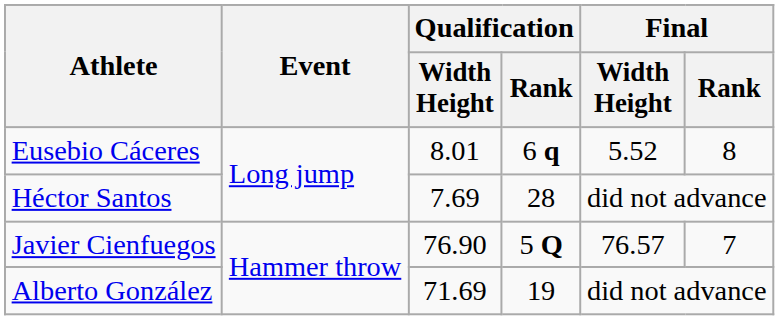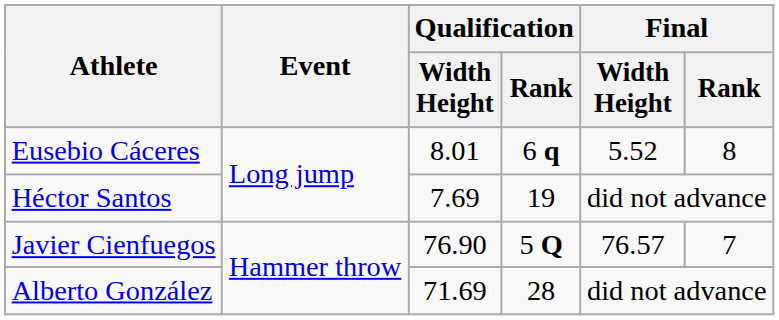(541, 197) 28 -> (541, 197) 19
(541, 291) 19 -> (541, 291) 28
